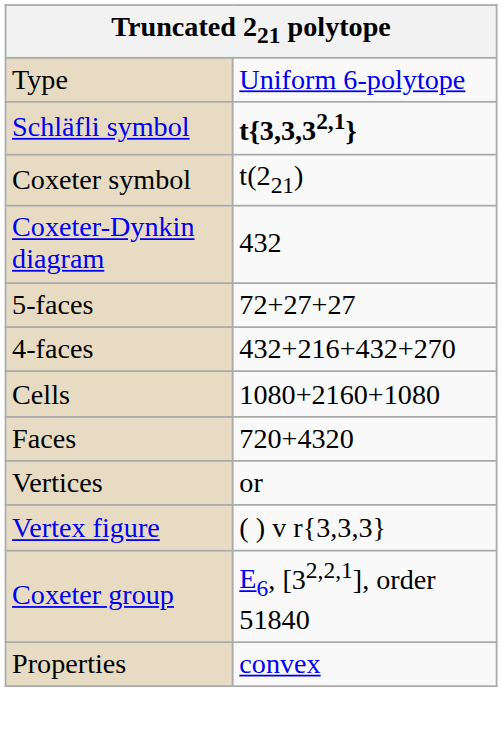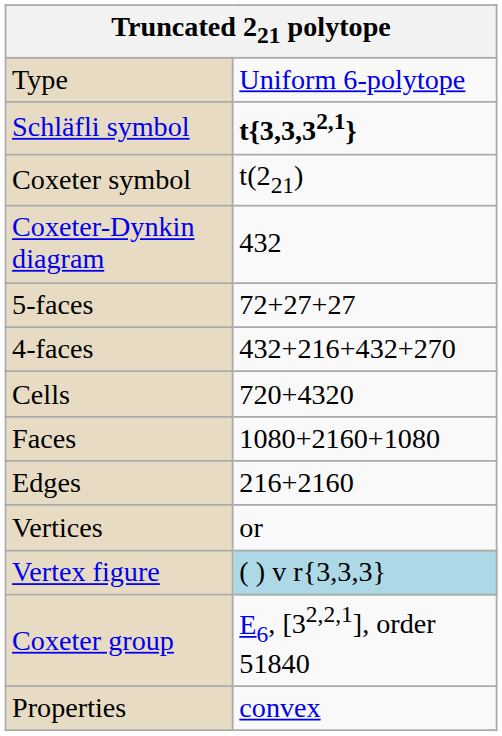(340, 393) 1080+2160+1080 -> (297, 393) 720+4320
(297, 438) 720+4320 -> (340, 438) 1080+2160+1080
+ row: (46, 482)
(313, 527) no background -> (313, 572) lightblue background
